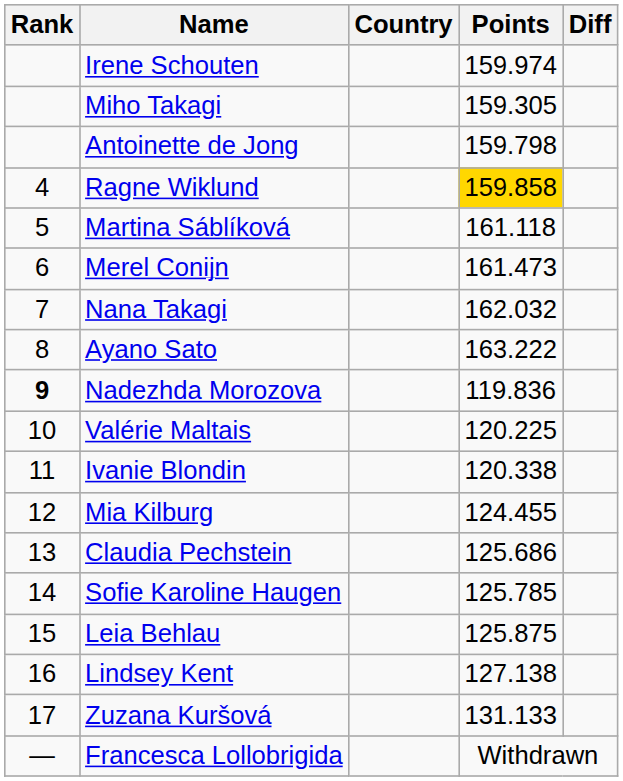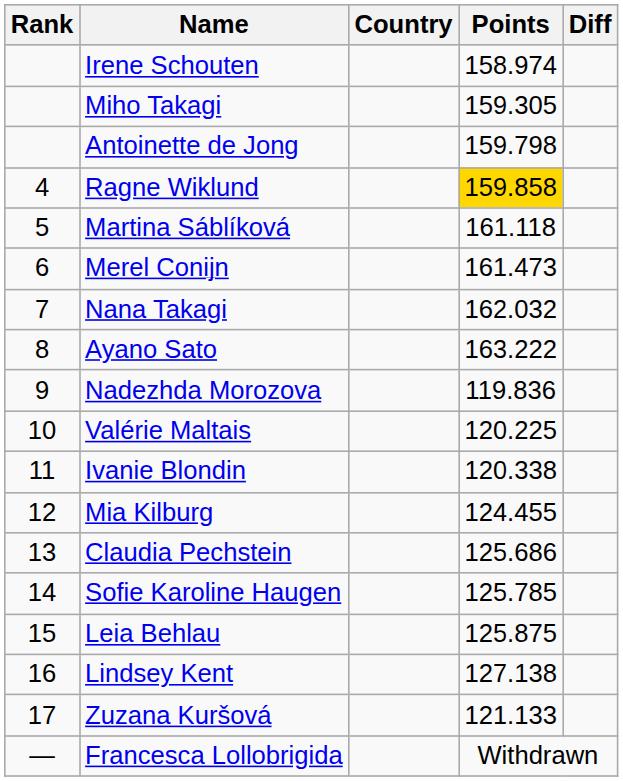(511, 65) 159.974 -> (511, 65) 158.974
(42, 390) bold -> (42, 390) normal
(511, 715) 131.133 -> (511, 715) 121.133
